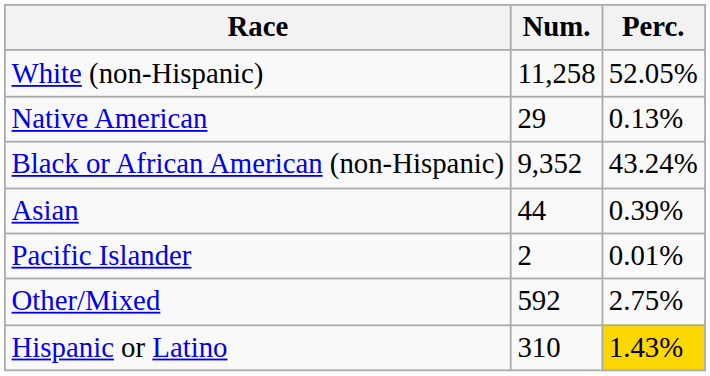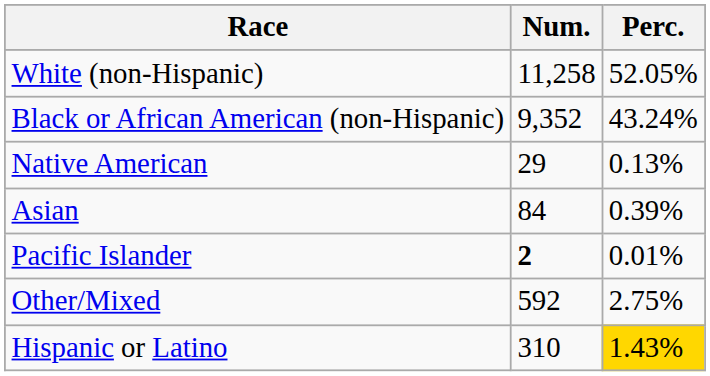rows swapped: (258, 164) <-> (109, 118)
(532, 210) 44 -> (532, 210) 84
(525, 255) normal -> (525, 255) bold
